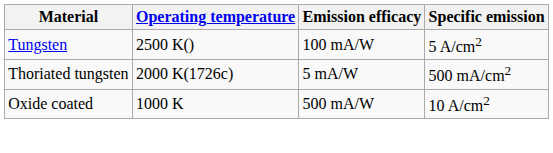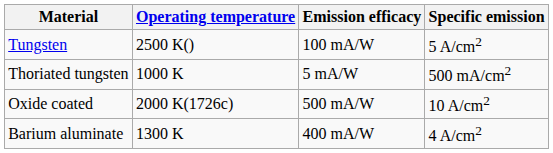(185, 74) 2000 K(1726c) -> (160, 74) 1000 K
(160, 104) 1000 K -> (185, 104) 2000 K(1726c)
+ row: (66, 133)
